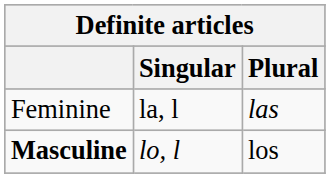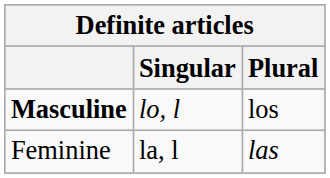rows swapped: (69, 151) <-> (61, 109)
